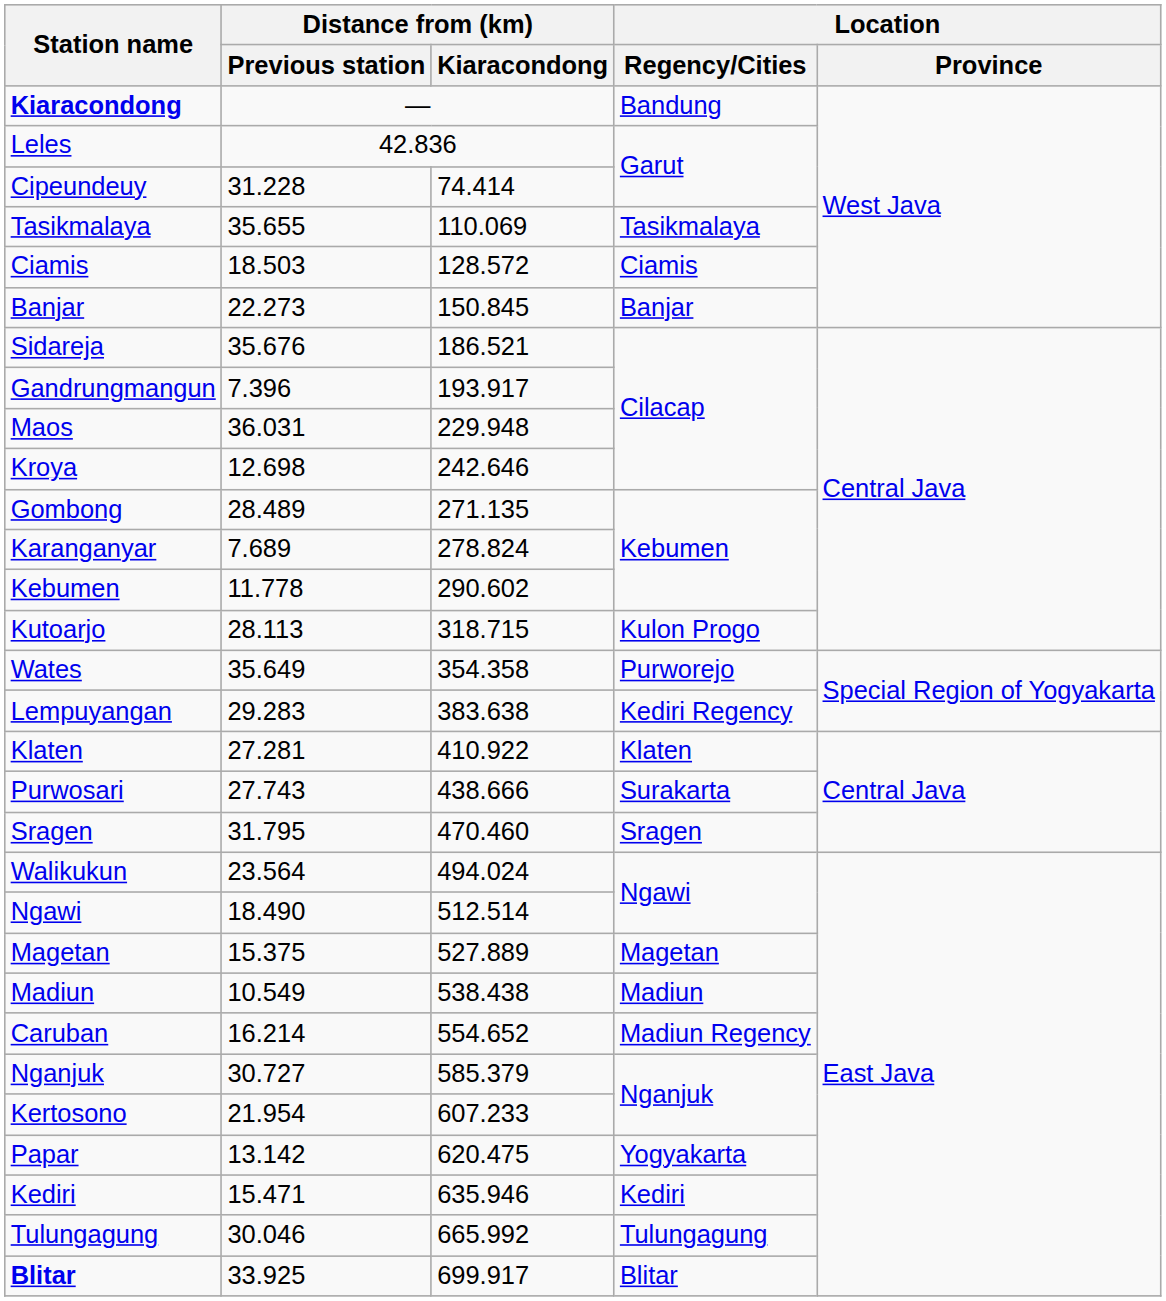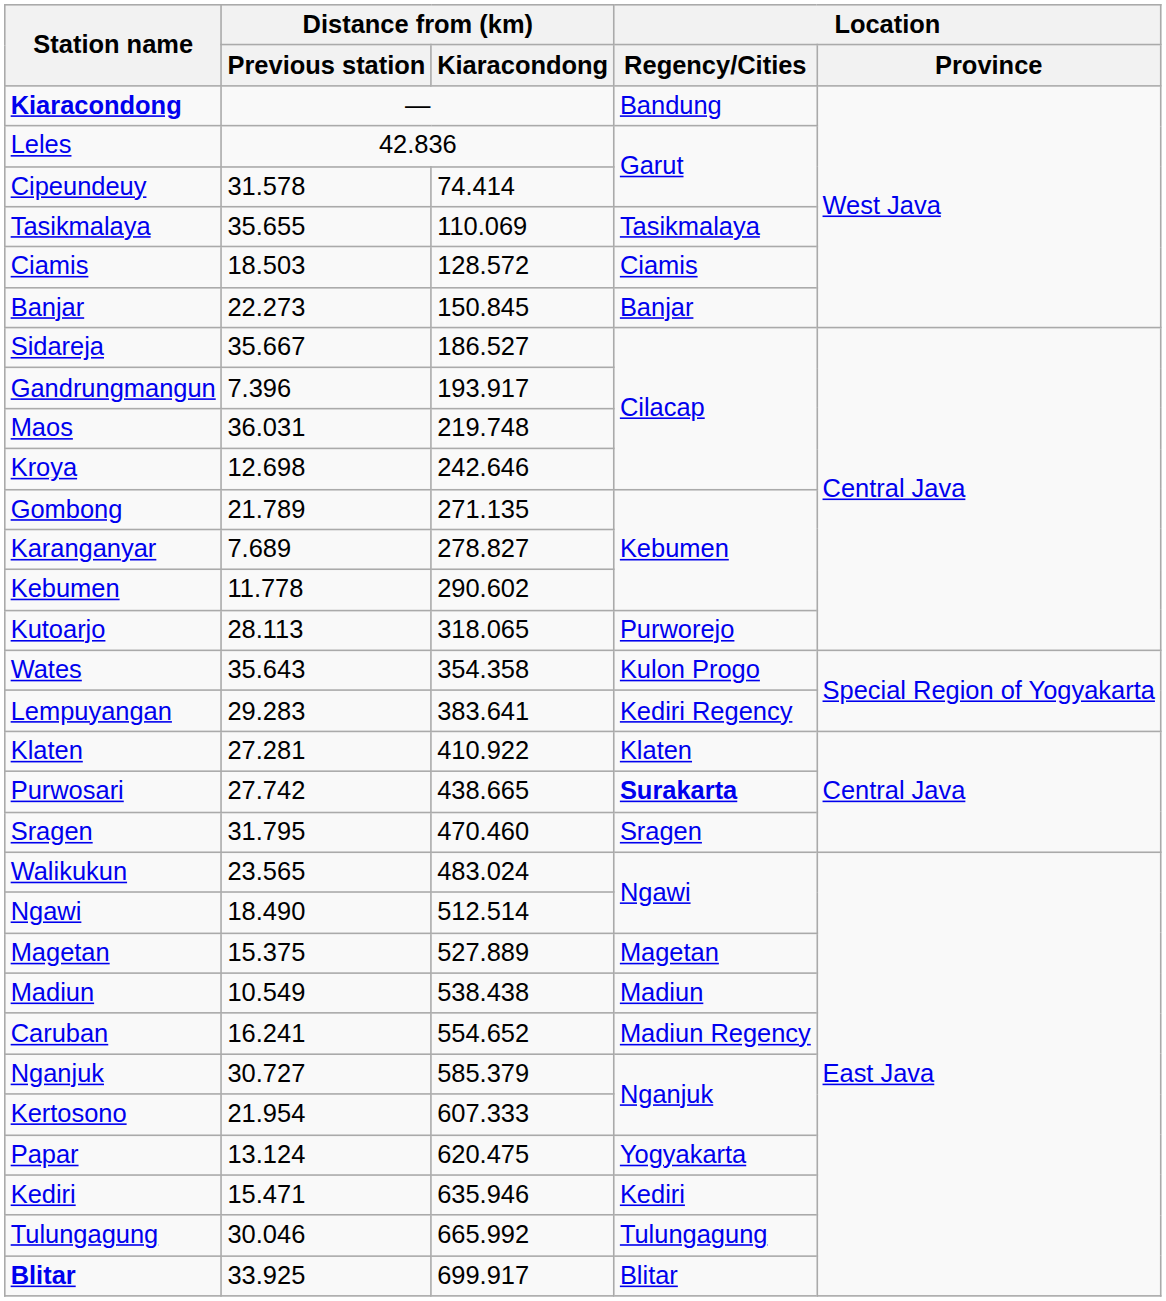(266, 186) 31.228 -> (266, 186) 31.578
(266, 347) 35.676 -> (266, 347) 35.667
(483, 347) 186.521 -> (483, 347) 186.527
(483, 428) 229.948 -> (483, 428) 219.748
(266, 508) 28.489 -> (266, 508) 21.789
(483, 549) 278.824 -> (483, 549) 278.827
(483, 629) 318.715 -> (483, 629) 318.065
(690, 629) Kulon Progo -> (677, 629) Purworejo
(266, 670) 35.649 -> (266, 670) 35.643
(677, 670) Purworejo -> (690, 670) Kulon Progo
(483, 710) 383.638 -> (483, 710) 383.641
(266, 791) 27.743 -> (266, 791) 27.742
(483, 791) 438.666 -> (483, 791) 438.665
(675, 791) normal -> (679, 791) bold
(266, 871) 23.564 -> (266, 871) 23.565
(483, 871) 494.024 -> (483, 871) 483.024
(266, 1033) 16.214 -> (266, 1033) 16.241
(483, 1114) 607.233 -> (483, 1114) 607.333
(266, 1154) 13.142 -> (266, 1154) 13.124
